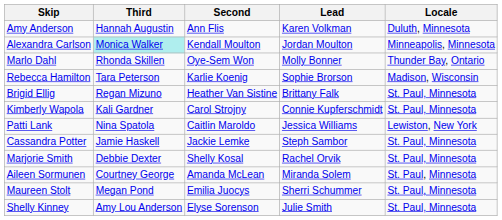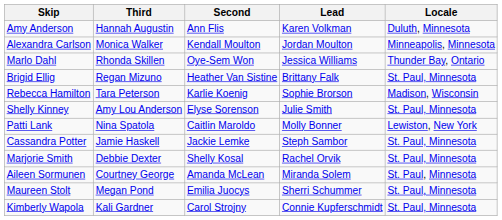(129, 45) paleturquoise background -> (129, 45) no background
(312, 61) Molly Bonner -> (319, 61) Jessica Williams
rows swapped: (31, 93) <-> (49, 77)
rows swapped: (38, 207) <-> (45, 110)
(319, 126) Jessica Williams -> (312, 126) Molly Bonner
